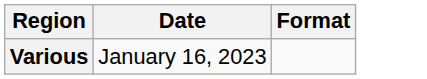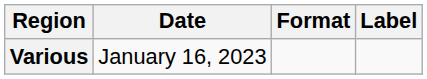+ column: (389, 21)
